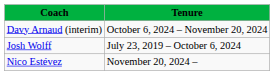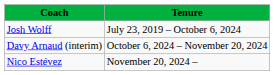rows swapped: (29, 45) <-> (54, 29)
